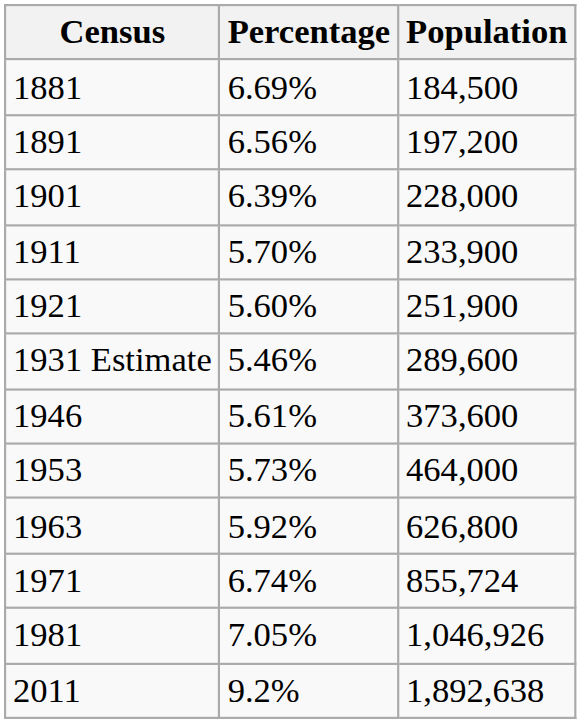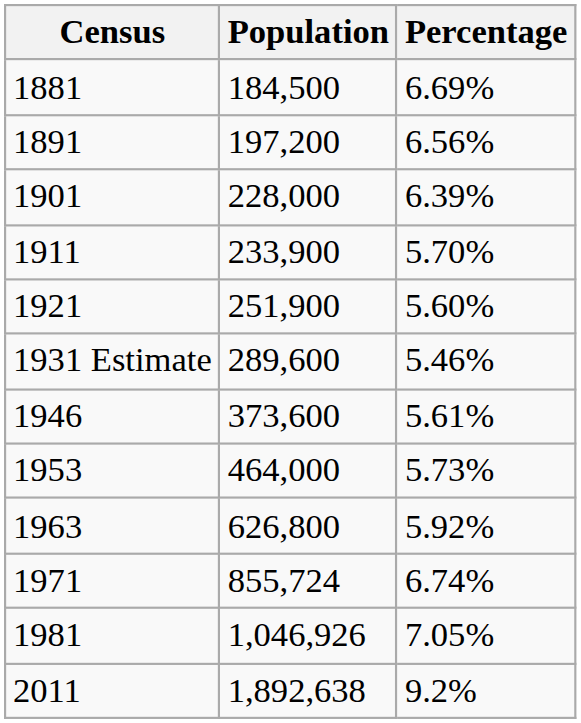columns swapped: (487, 31) <-> (309, 31)
